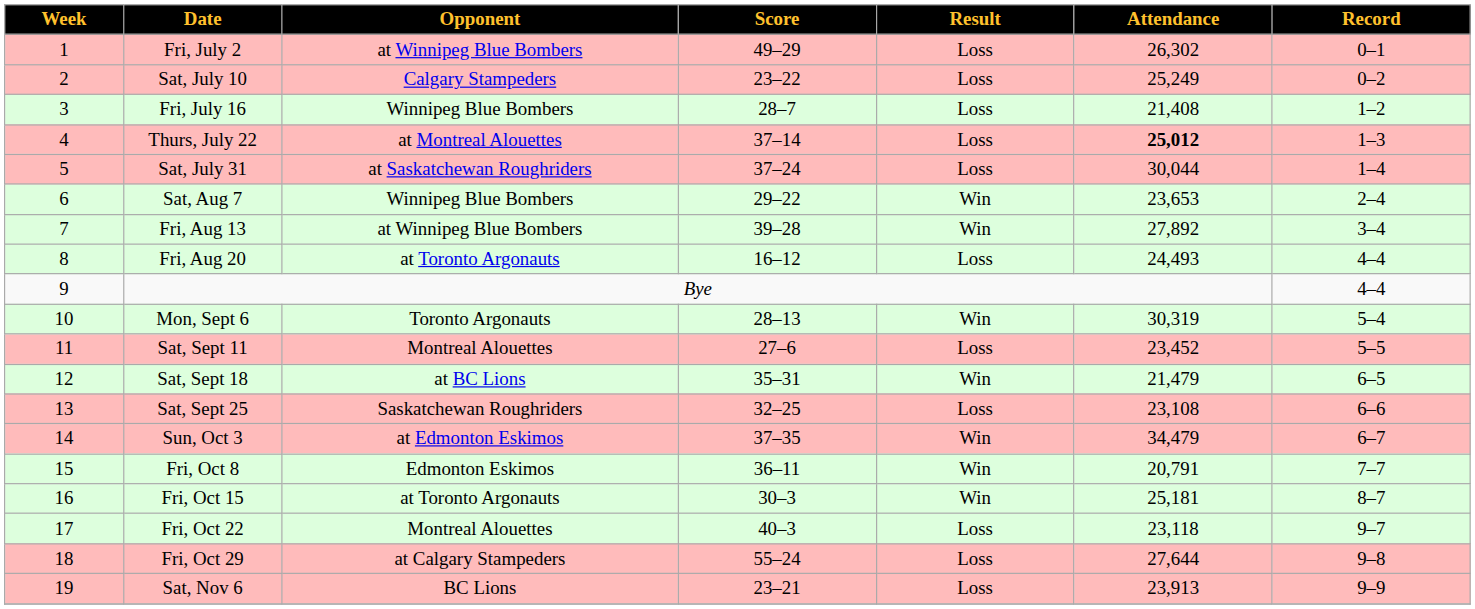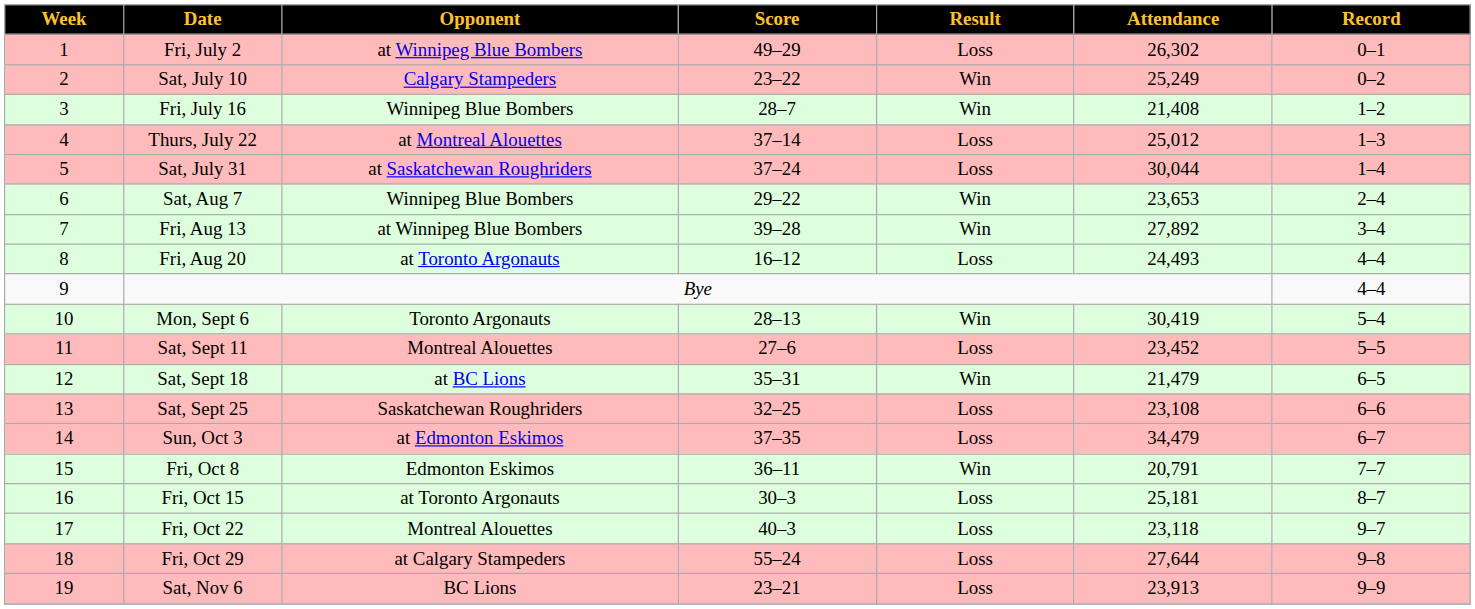(975, 79) Loss -> (975, 79) Win
(975, 109) Loss -> (975, 109) Win
(1173, 139) bold -> (1173, 139) normal
(1173, 318) 30,319 -> (1173, 318) 30,419
(975, 438) Win -> (975, 438) Loss
(975, 498) Win -> (975, 498) Loss
